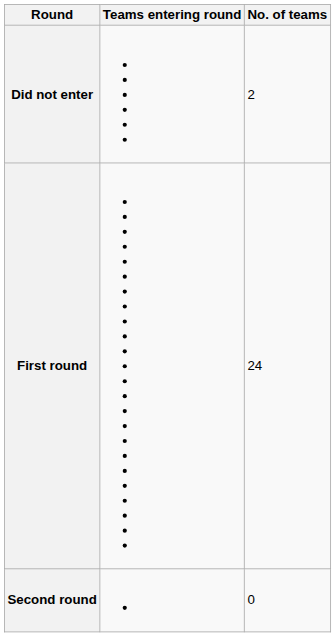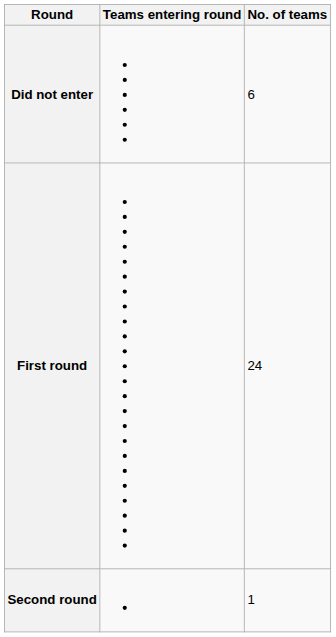(251, 94) 2 -> (251, 94) 6
(251, 600) 0 -> (251, 600) 1
